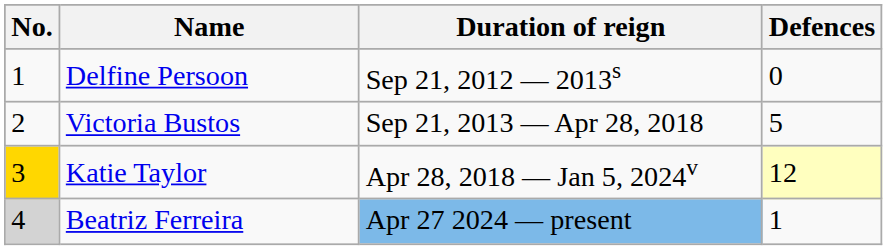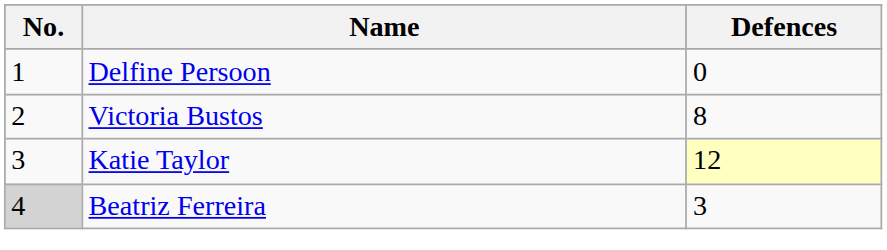- column: (561, 26)
(776, 123) 5 -> (700, 116) 8
(18, 172) gold background -> (18, 160) no background
(776, 220) 1 -> (700, 205) 3
